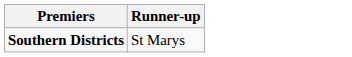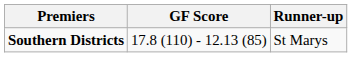+ column: (199, 16)
